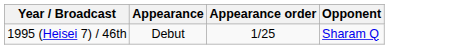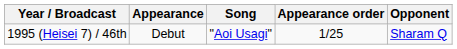+ column: (241, 14)
